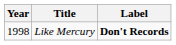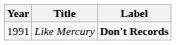(18, 31) 1998 -> (18, 31) 1991
